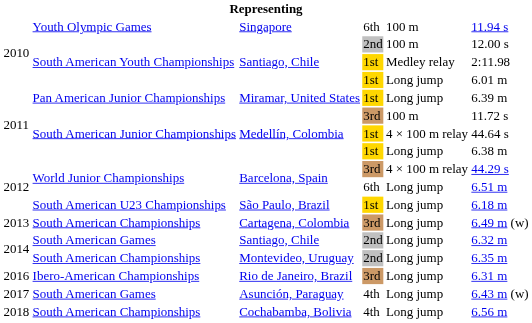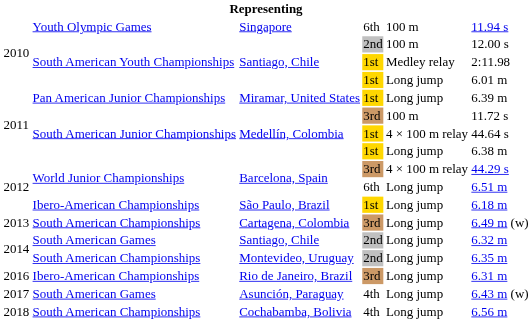(129, 204) South American U23 Championships -> (116, 204) Ibero-American Championships
